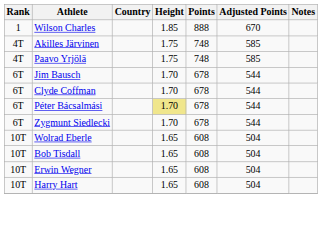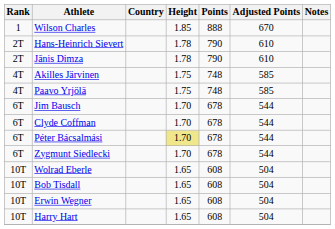+ row: (79, 43)
+ row: (59, 59)
